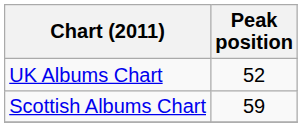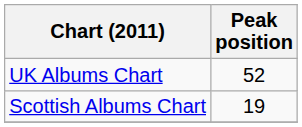(254, 106) 59 -> (254, 106) 19
